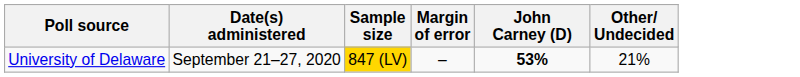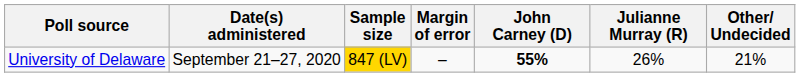+ column: (649, 26)
(532, 60) 53% -> (532, 60) 55%
